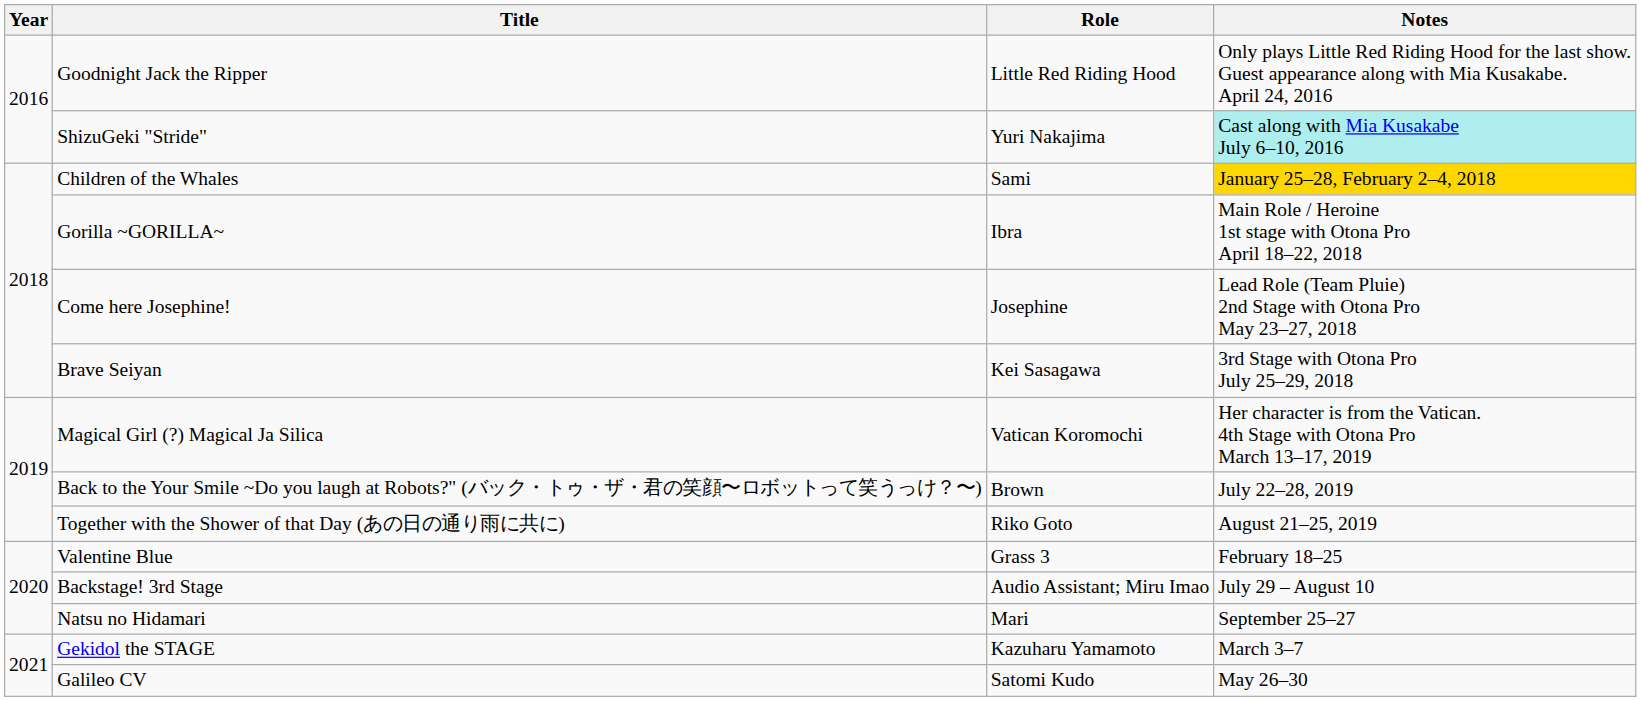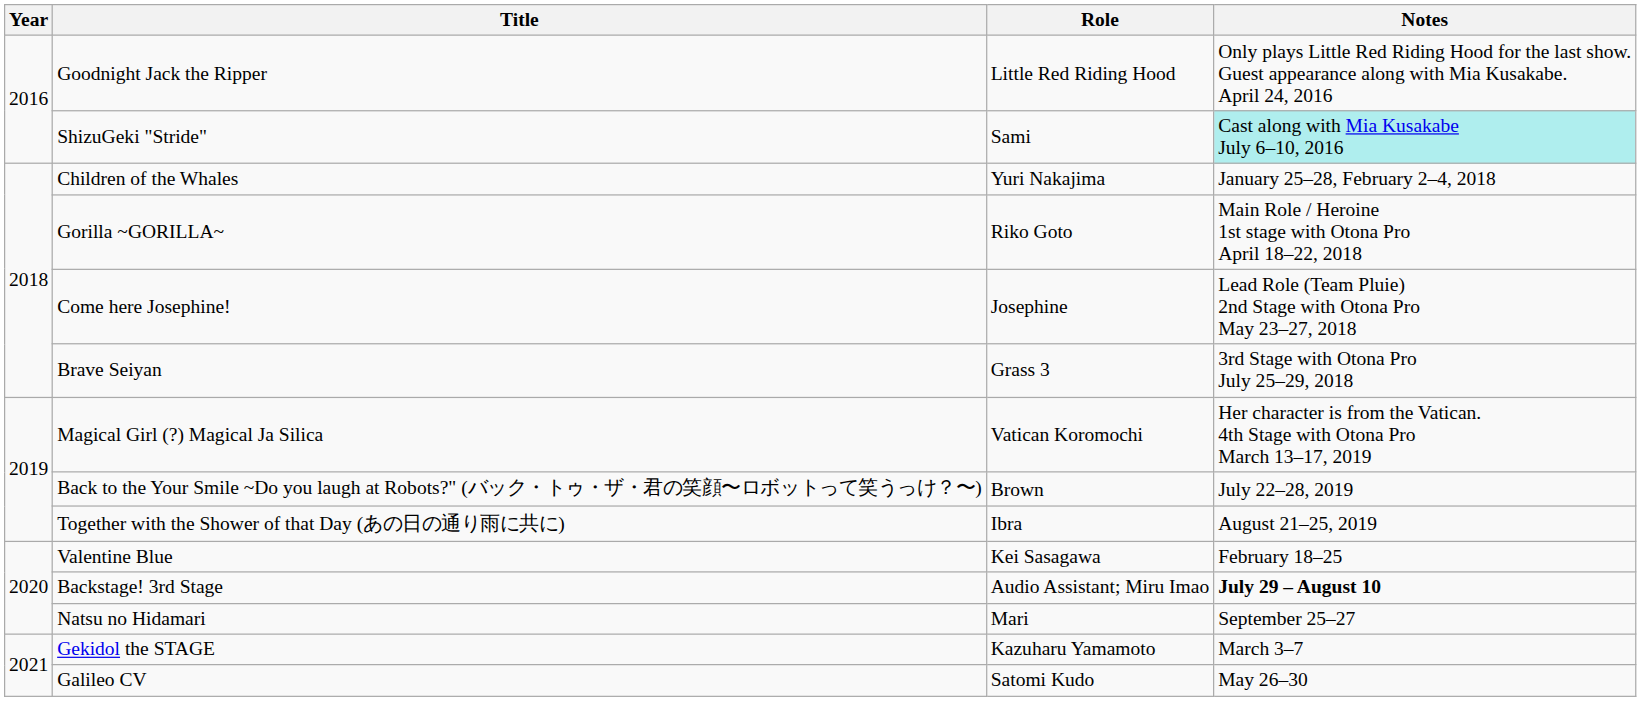(1048, 136) Yuri Nakajima -> (1011, 136) Sami
(1011, 178) Sami -> (1048, 178) Yuri Nakajima
(1357, 178) gold background -> (1357, 178) no background
(1006, 231) Ibra -> (1032, 231) Riko Goto
(1046, 370) Kei Sasagawa -> (1020, 370) Grass 3
(1032, 523) Riko Goto -> (1006, 523) Ibra
(1020, 556) Grass 3 -> (1046, 556) Kei Sasagawa
(1296, 587) normal -> (1300, 587) bold
